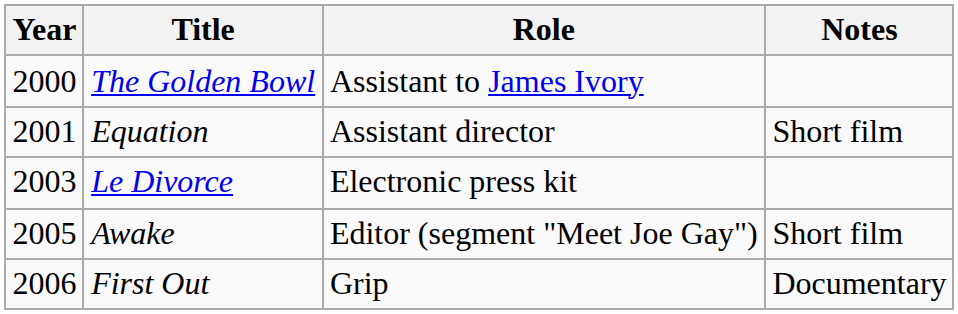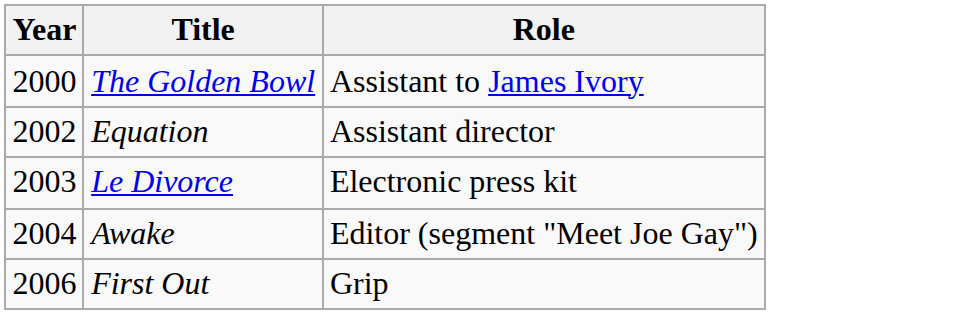- column: (859, 29)
(44, 131) 2001 -> (44, 131) 2002
(44, 232) 2005 -> (44, 232) 2004
